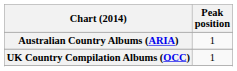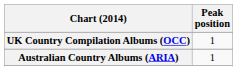rows swapped: (98, 40) <-> (98, 57)
